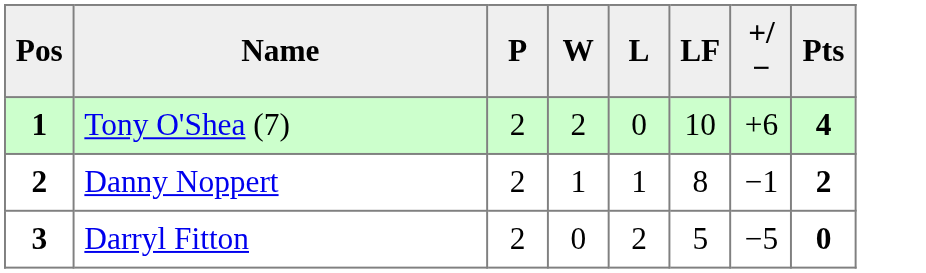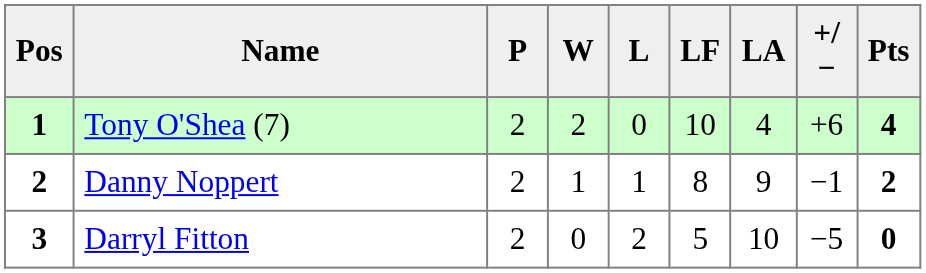+ column: (764, 50)
